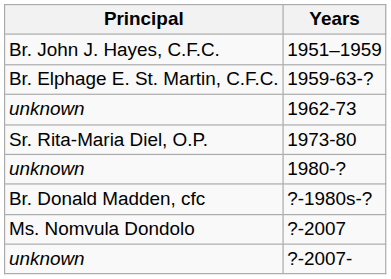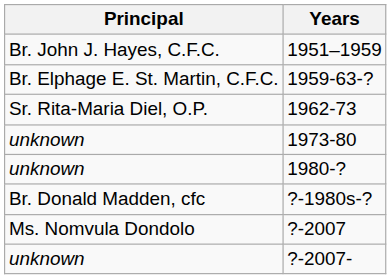(47, 109) unknown -> (108, 109) Sr. Rita-Maria Diel, O.P.
(108, 139) Sr. Rita-Maria Diel, O.P. -> (47, 139) unknown
